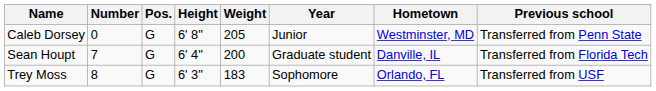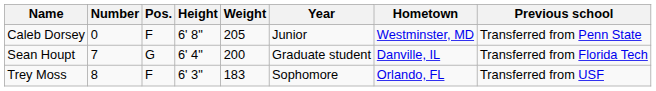(150, 34) G -> (149, 34) F
(150, 75) G -> (149, 75) F
